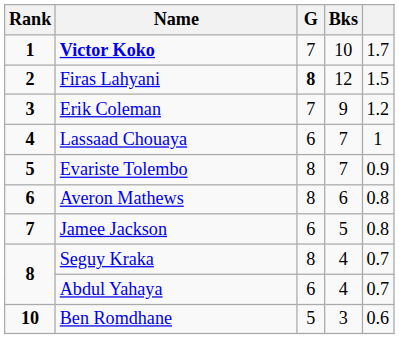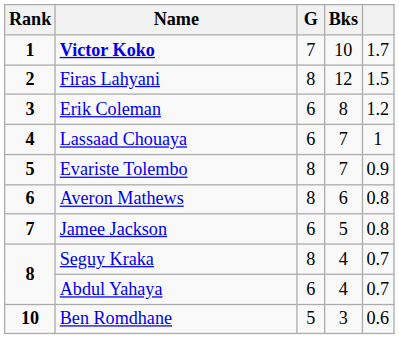(311, 79) bold -> (311, 79) normal
(311, 109) 7 -> (311, 109) 6
(343, 109) 9 -> (343, 109) 8
